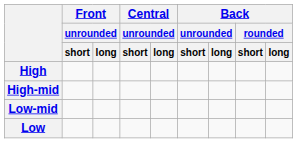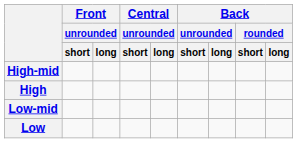rows swapped: (33, 71) <-> (33, 90)
